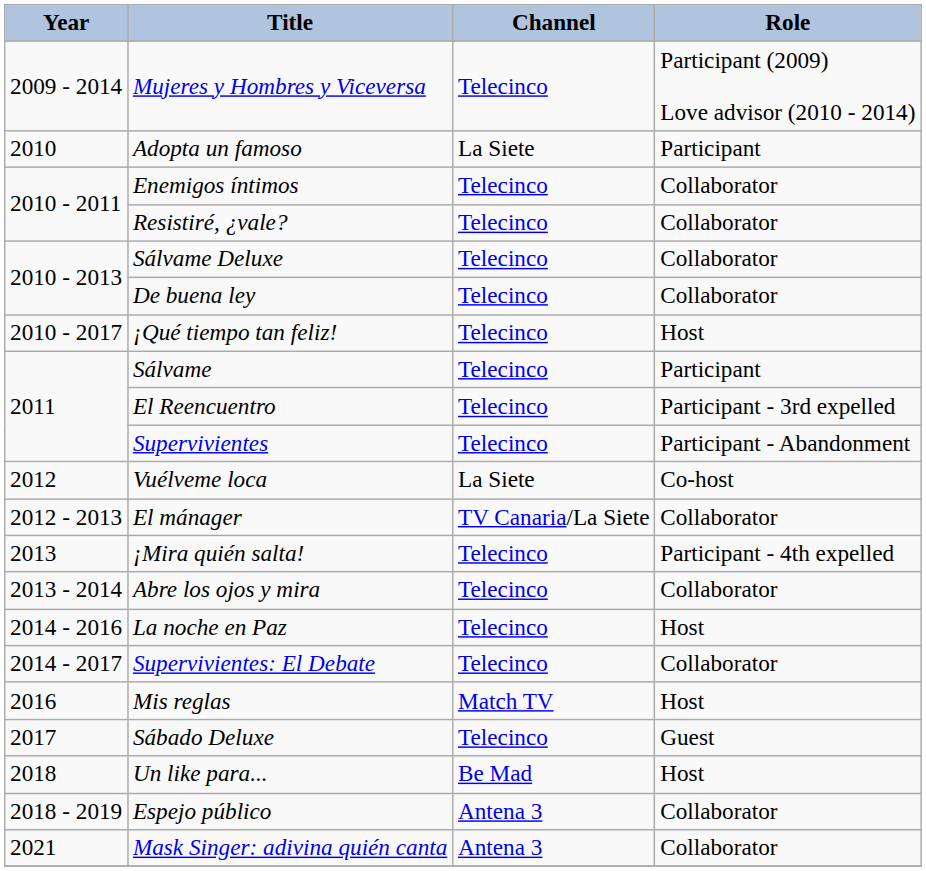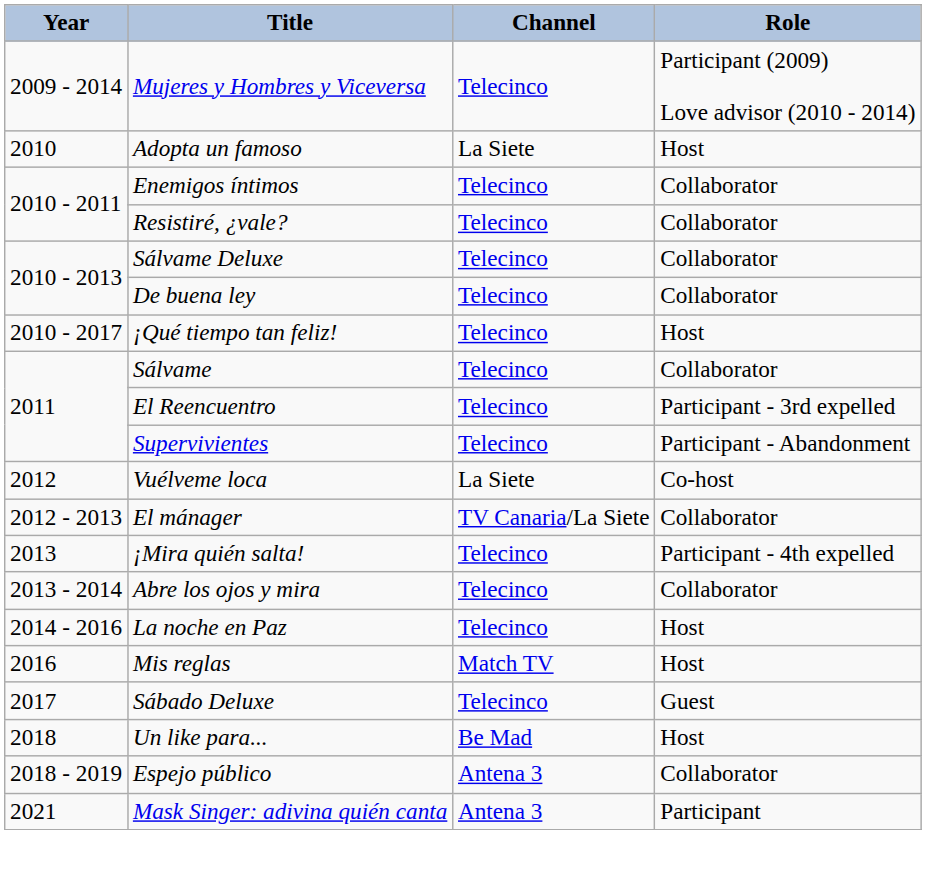(711, 148) Participant -> (682, 148) Host
(711, 369) Participant -> (719, 369) Collaborator
- row: (254, 663)
(719, 847) Collaborator -> (711, 810) Participant
